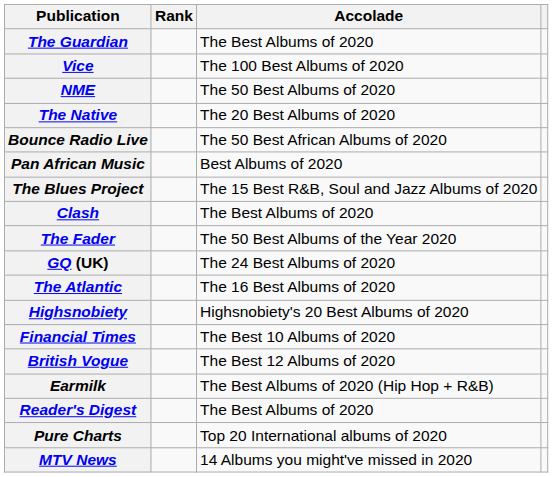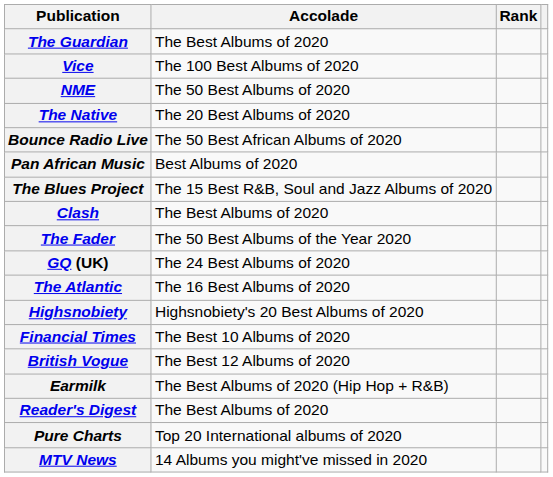columns swapped: (369, 16) <-> (174, 16)
